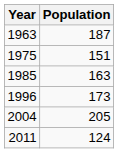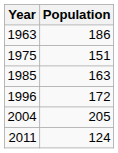(99, 35) 187 -> (99, 35) 186
(99, 96) 173 -> (99, 96) 172
